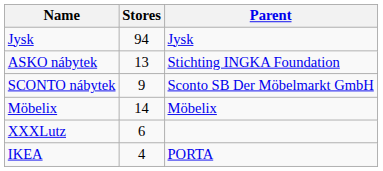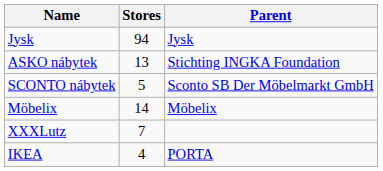(142, 85) 9 -> (142, 85) 5
(142, 131) 6 -> (142, 131) 7
